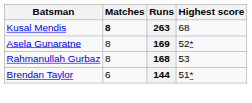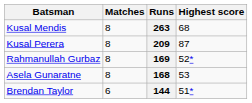(108, 28) bold -> (108, 28) normal
+ row: (162, 43)
(44, 43) Asela Gunaratne -> (53, 59) Rahmanullah Gurbaz
(53, 59) Rahmanullah Gurbaz -> (44, 75) Asela Gunaratne
